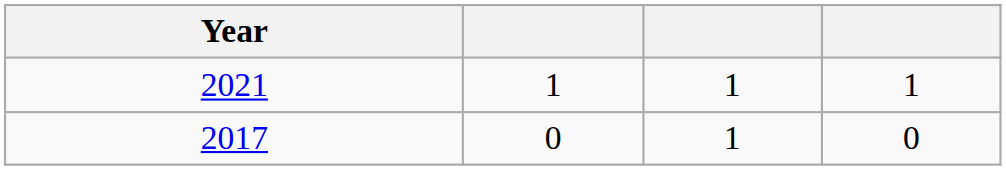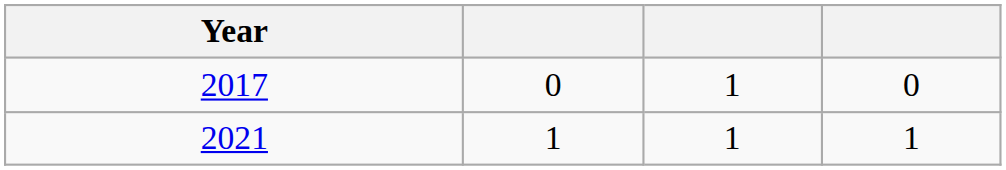rows swapped: (234, 137) <-> (234, 84)
